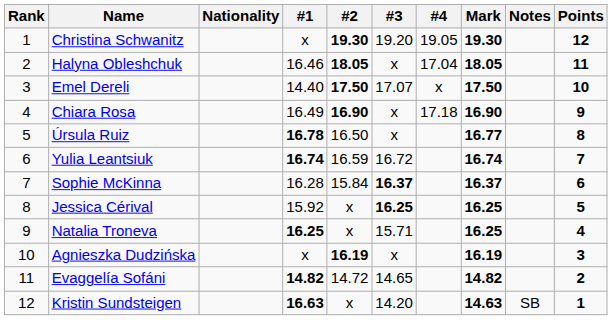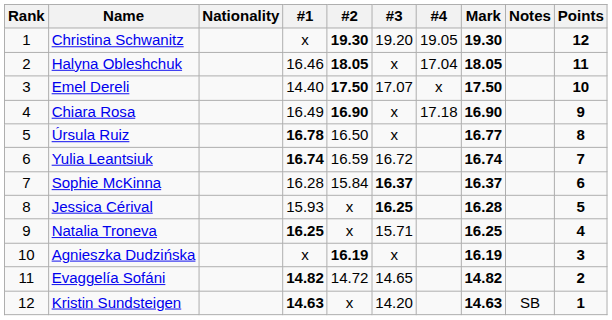(305, 207) 15.92 -> (305, 207) 15.93
(483, 207) 16.25 -> (483, 207) 16.28
(305, 302) 16.63 -> (305, 302) 14.63
